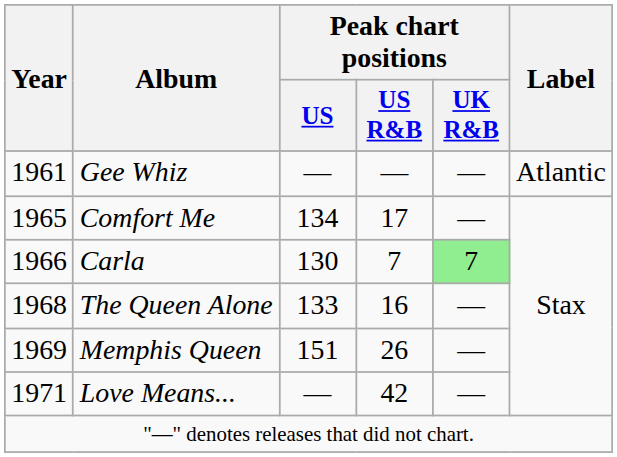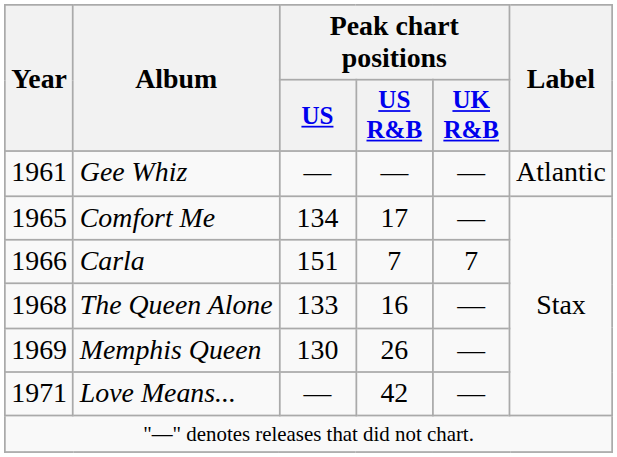(317, 261) 130 -> (317, 261) 151
(471, 261) lightgreen background -> (471, 261) no background
(317, 349) 151 -> (317, 349) 130
